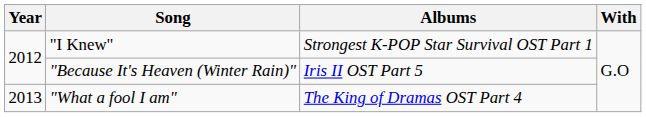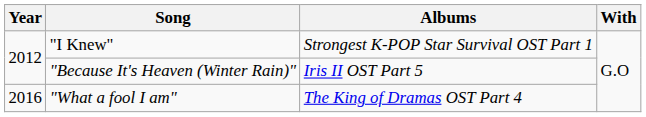(25, 97) 2013 -> (25, 97) 2016
